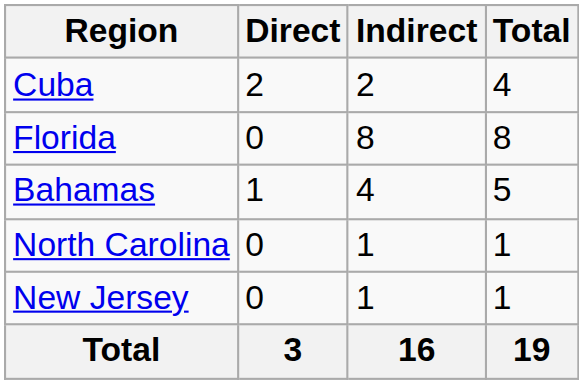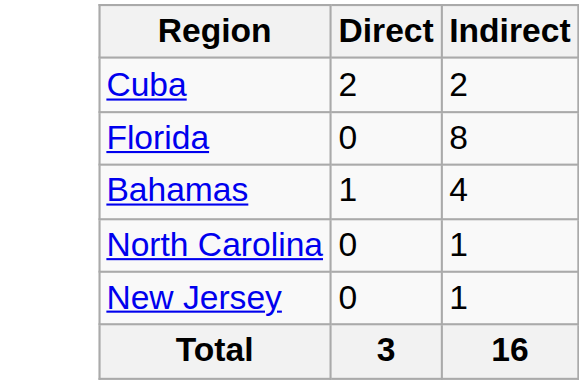- column: (532, 31)
